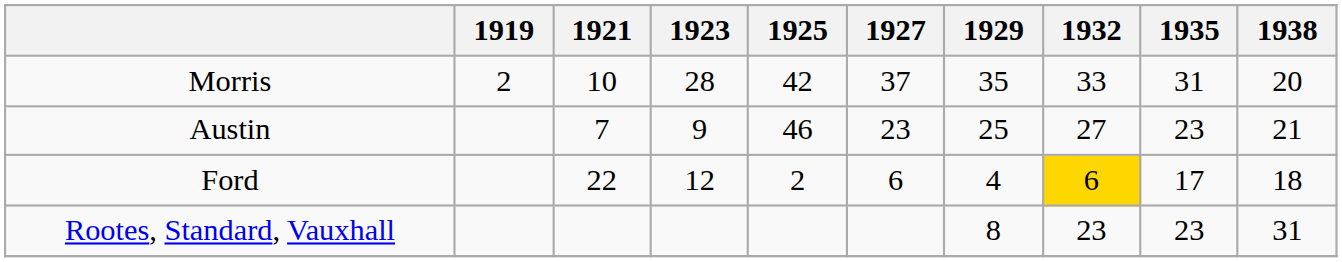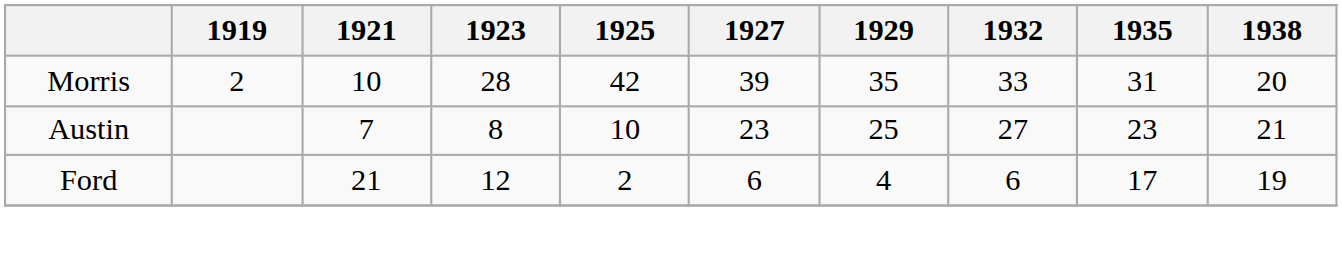(896, 80) 37 -> (754, 80) 39
(700, 130) 9 -> (496, 130) 8
(798, 130) 46 -> (625, 130) 10
(602, 180) 22 -> (366, 180) 21
(1091, 180) gold background -> (1013, 180) no background
(1287, 180) 18 -> (1272, 180) 19
- row: (230, 230)
